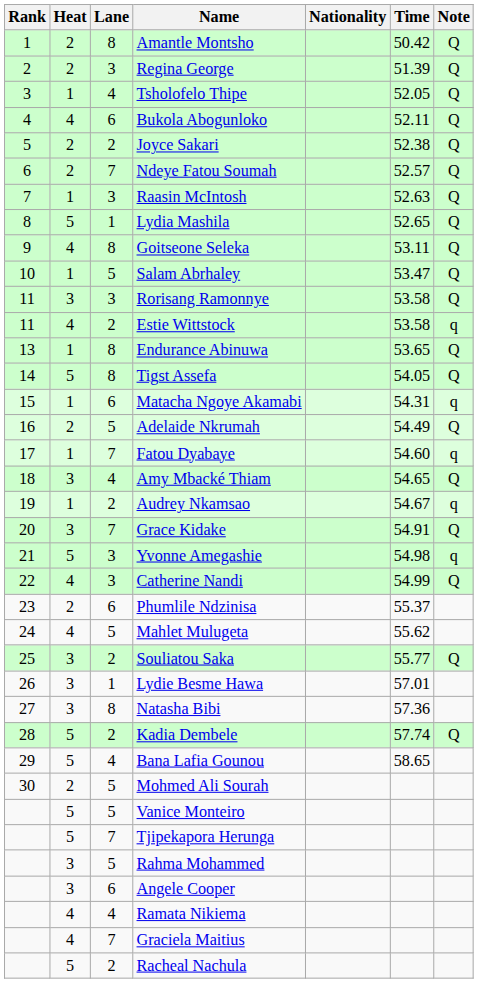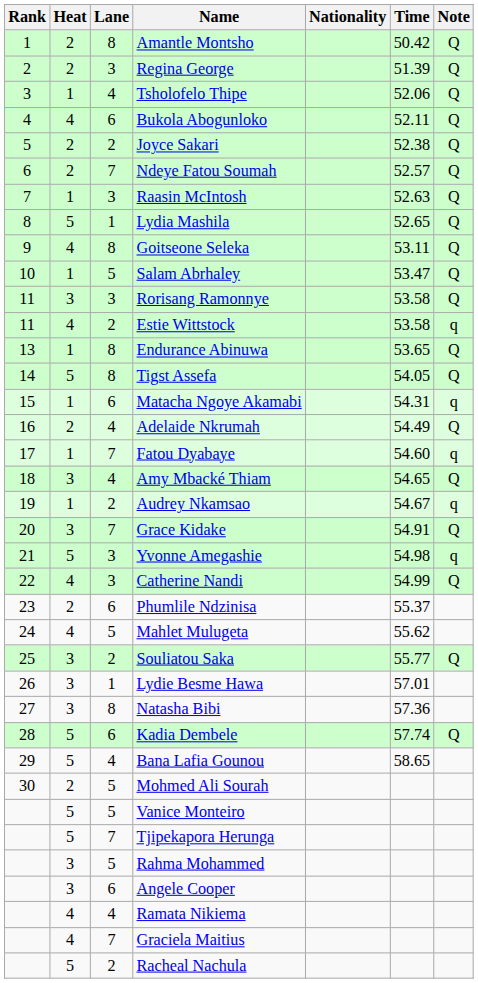(412, 94) 52.05 -> (412, 94) 52.06
(112, 427) 5 -> (112, 427) 4
(112, 734) 2 -> (112, 734) 6
